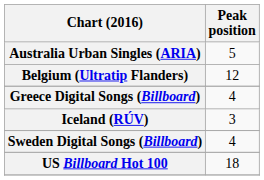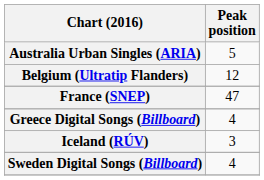+ row: (105, 97)
- row: (105, 163)
